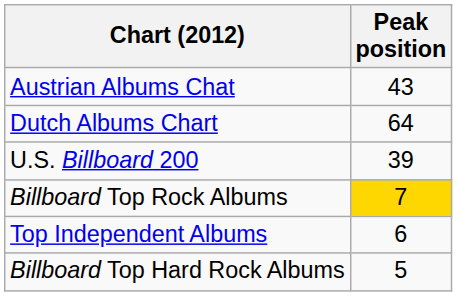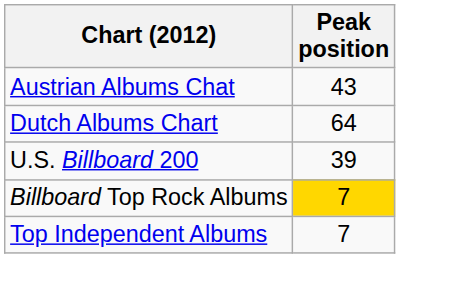(401, 234) 6 -> (344, 234) 7
- row: (177, 271)
